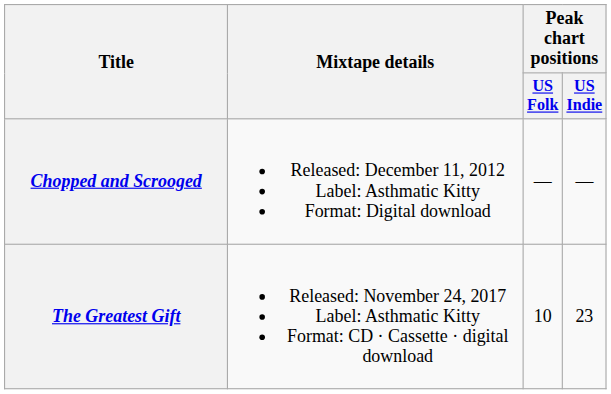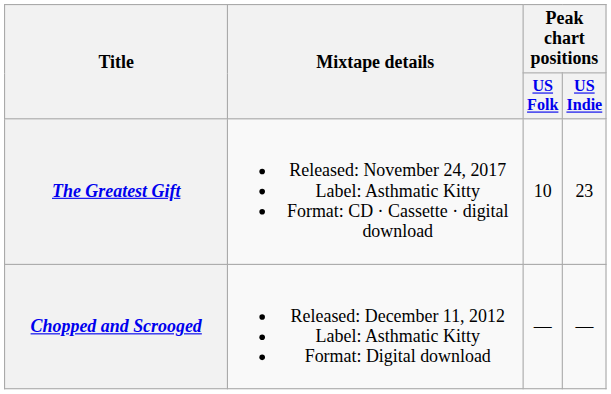rows swapped: (116, 181) <-> (116, 316)
